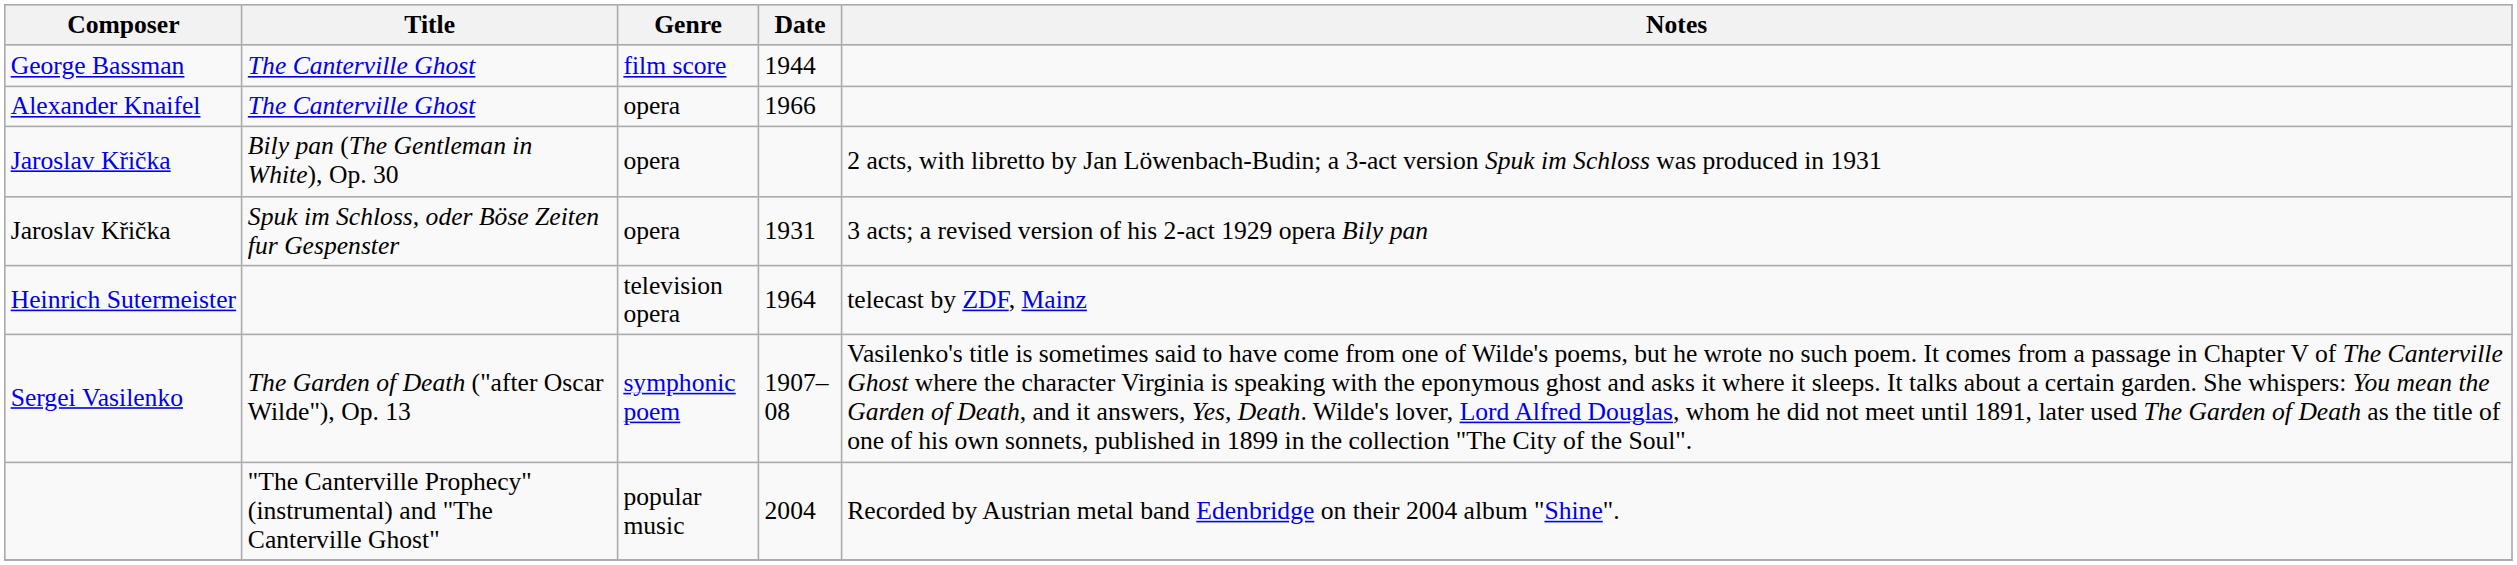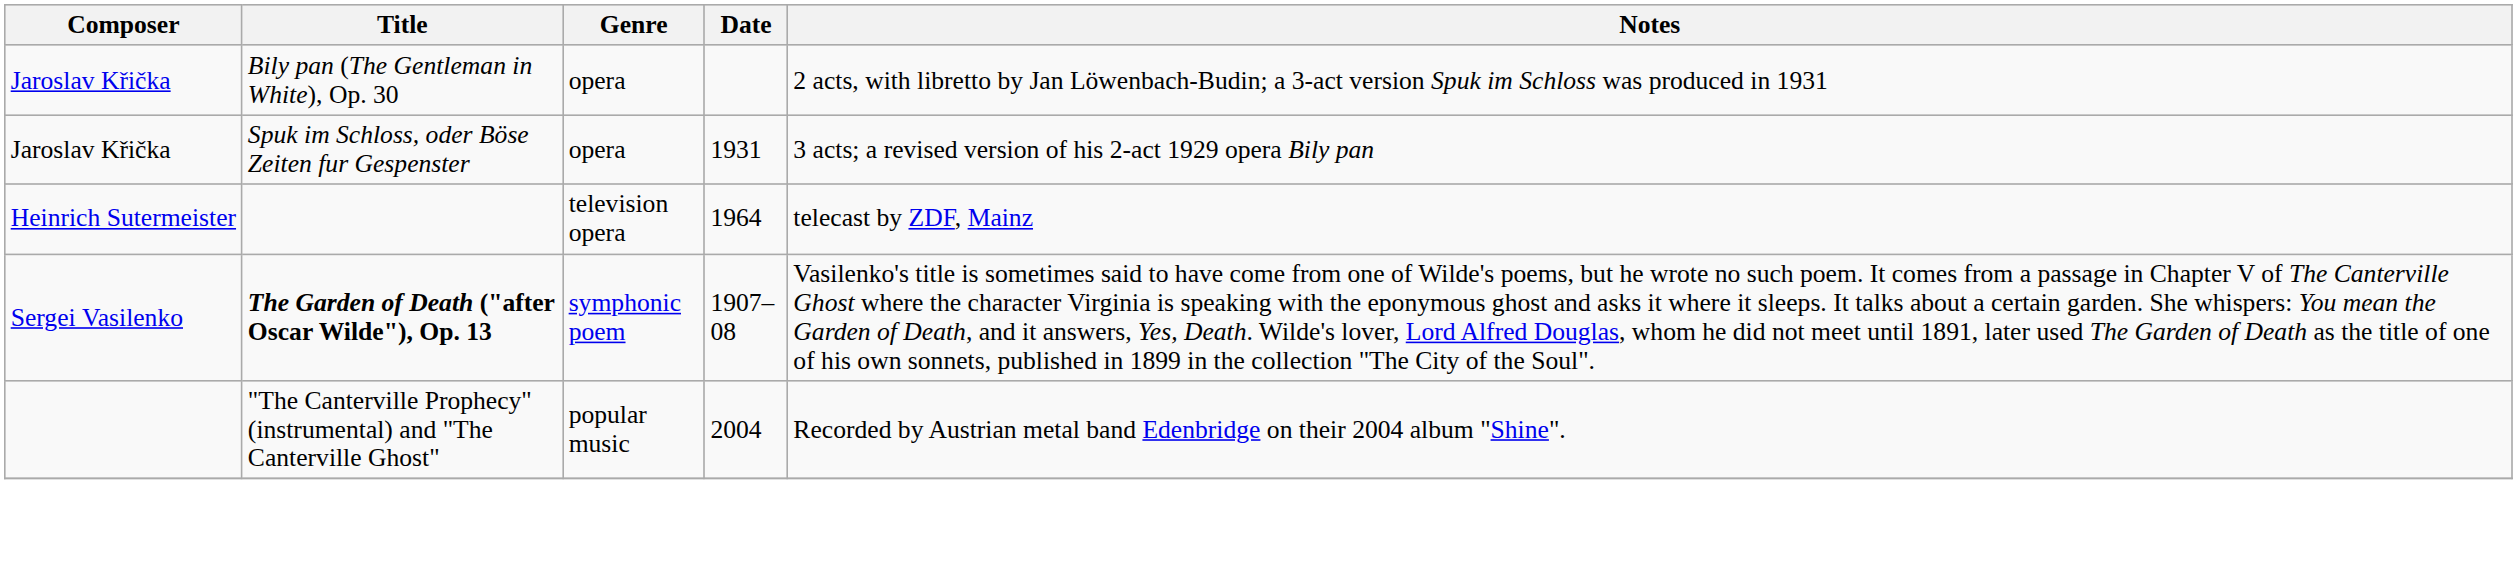- row: (98, 65)
- row: (106, 106)
(426, 398) normal -> (401, 316) bold
